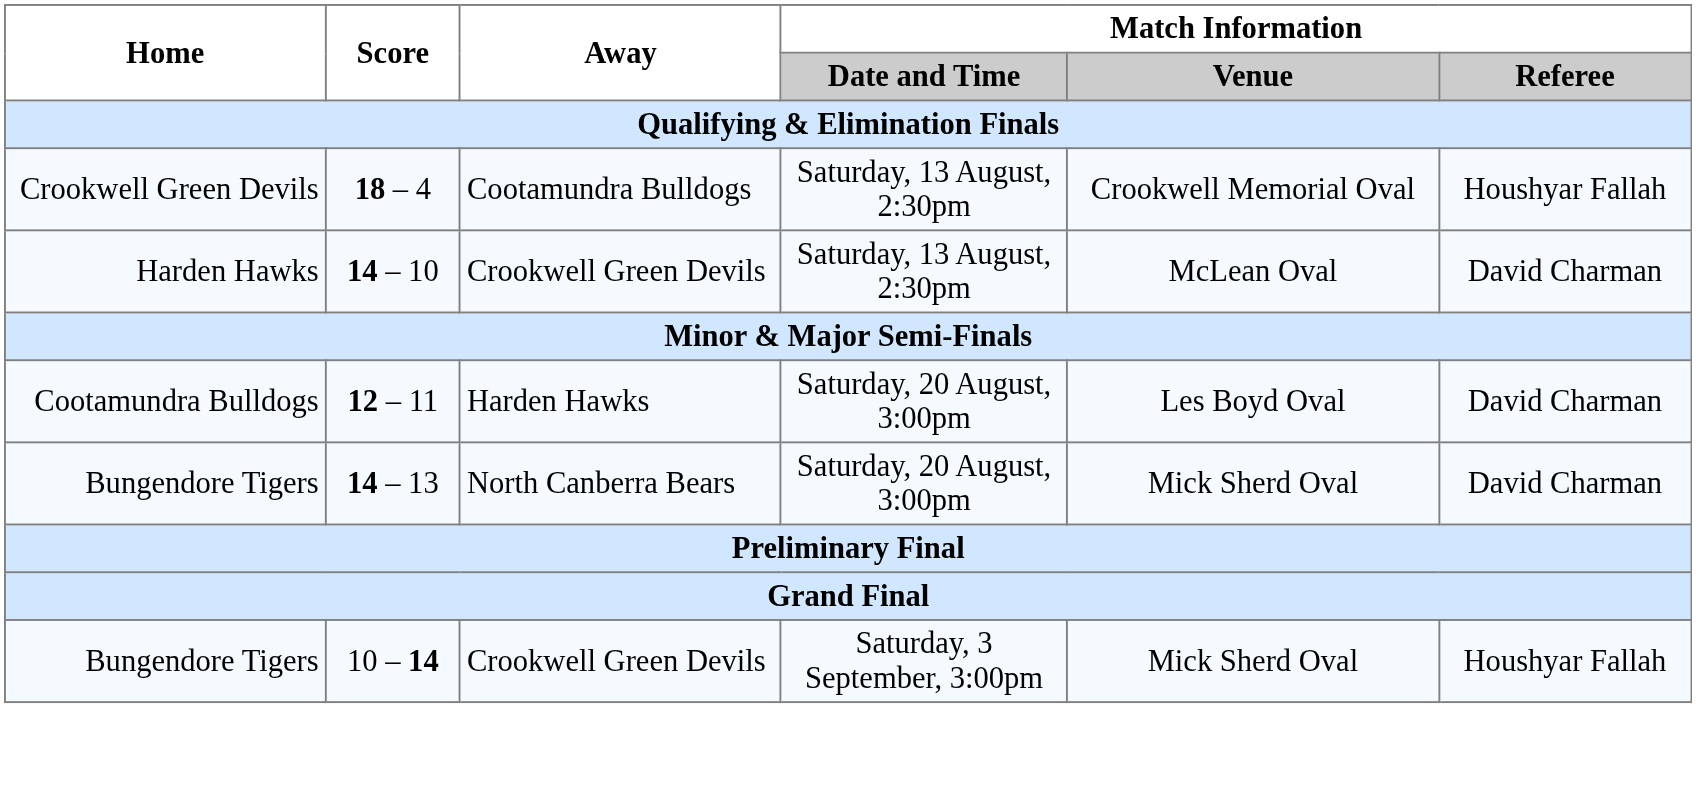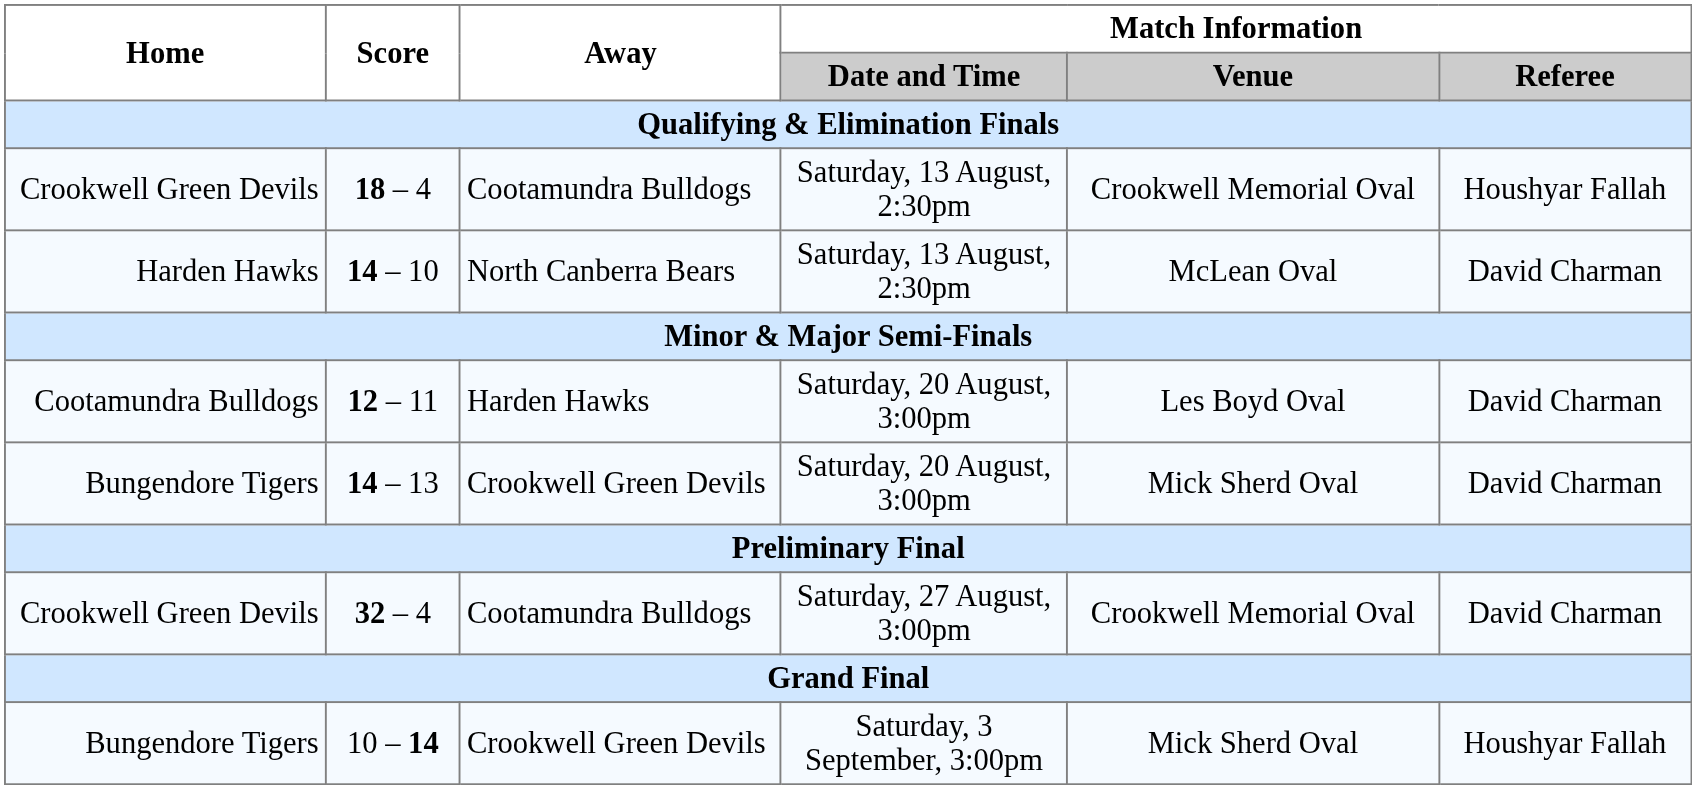(616, 270) Crookwell Green Devils -> (601, 270) North Canberra Bears
(601, 482) North Canberra Bears -> (616, 482) Crookwell Green Devils
+ row: (393, 612)
